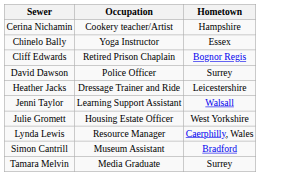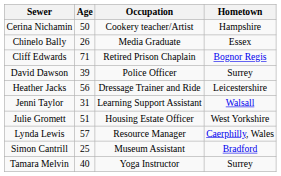+ column: (85, 12)
(129, 42) Yoga Instructor -> (149, 42) Media Graduate
(129, 164) Media Graduate -> (149, 164) Yoga Instructor
